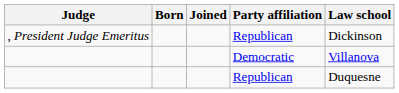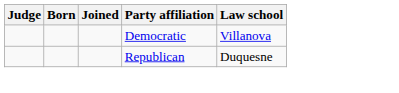- row: (78, 35)
